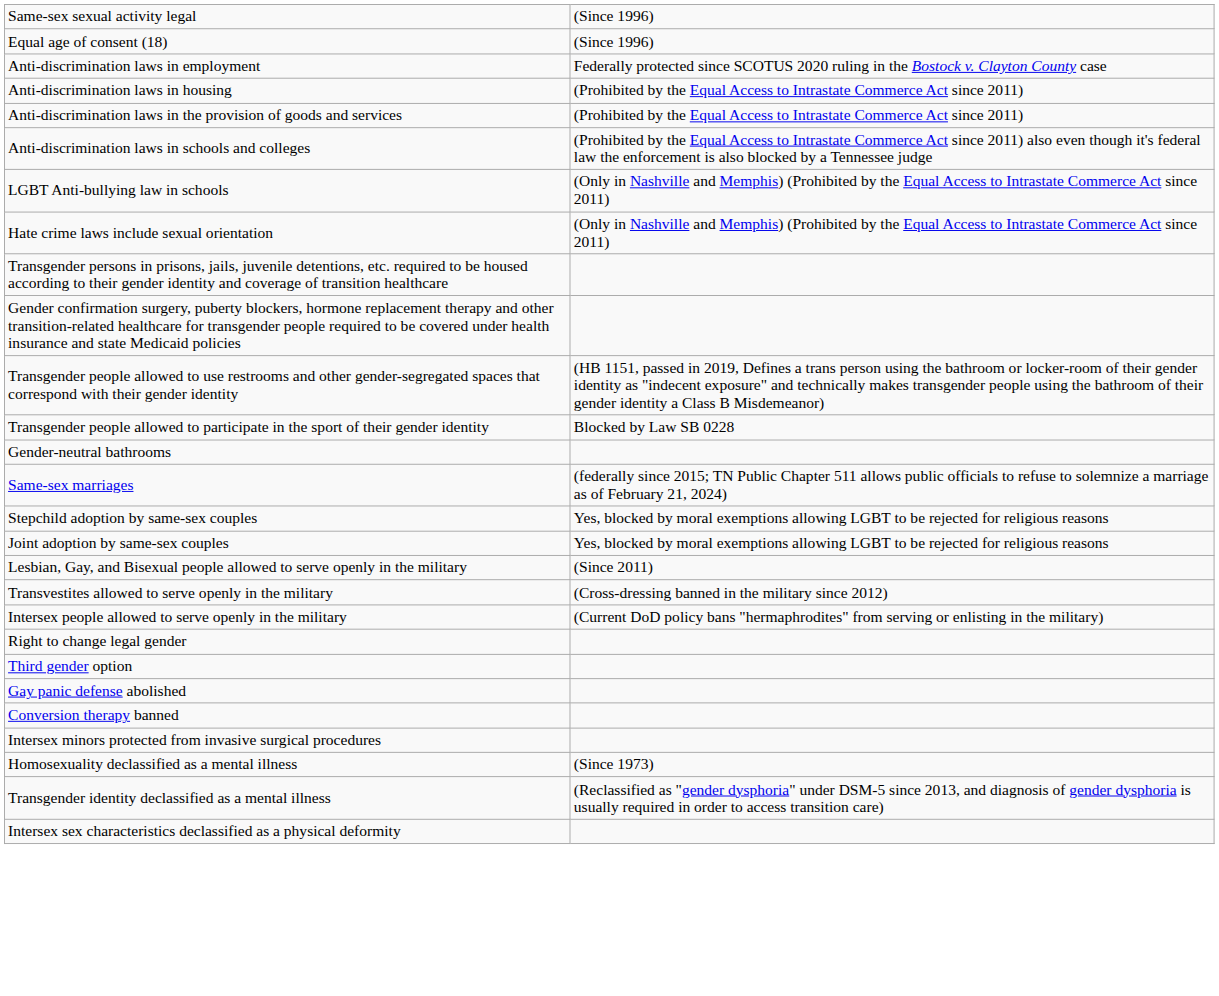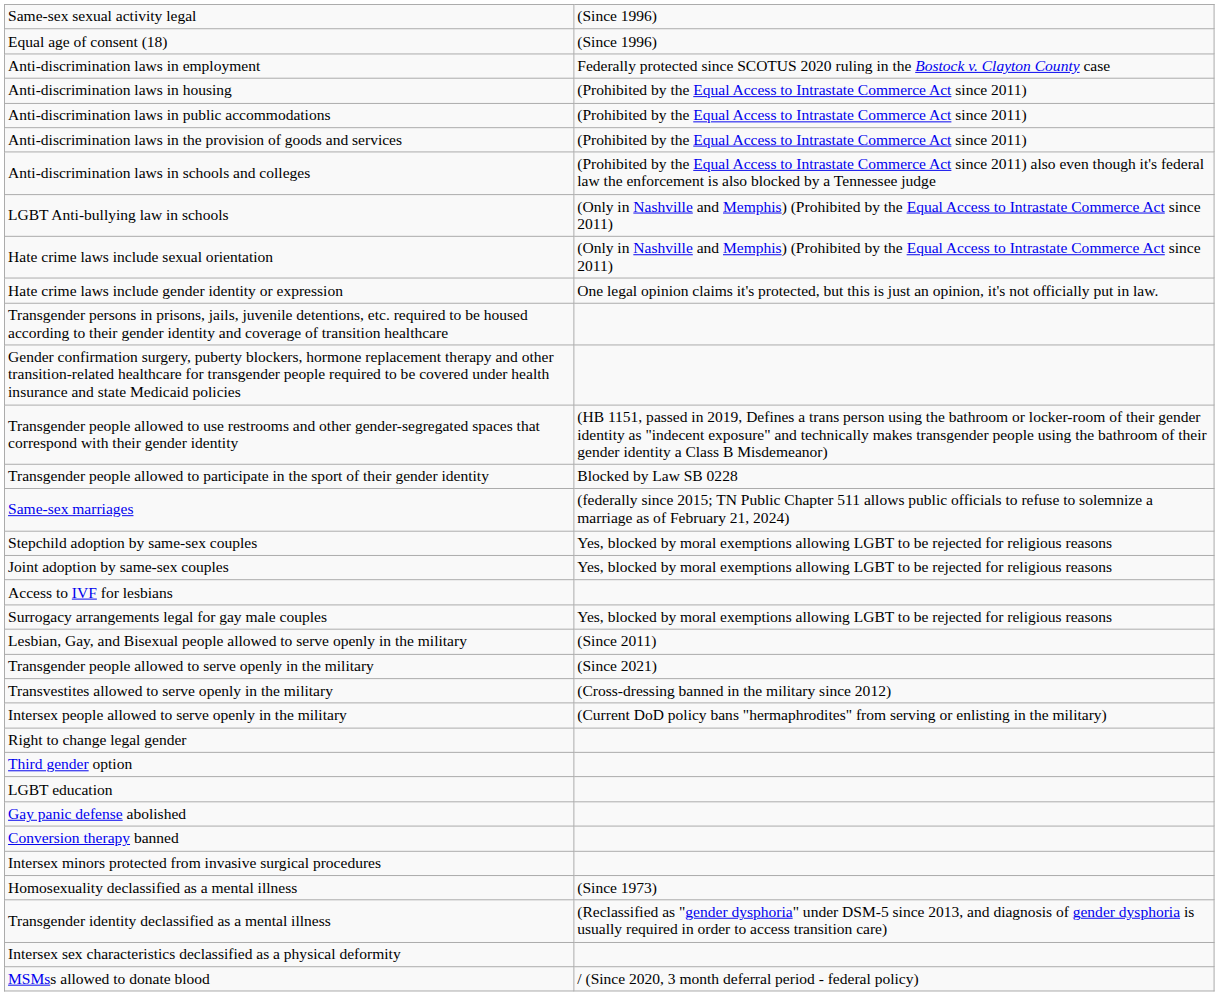+ row: (169, 115)
+ row: (175, 290)
- row: (90, 451)
+ row: (90, 592)
+ row: (168, 616)
+ row: (191, 666)
+ row: (60, 789)
+ row: (109, 979)
